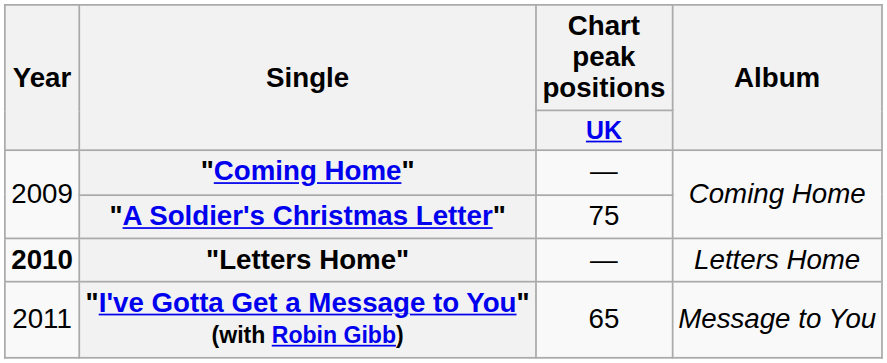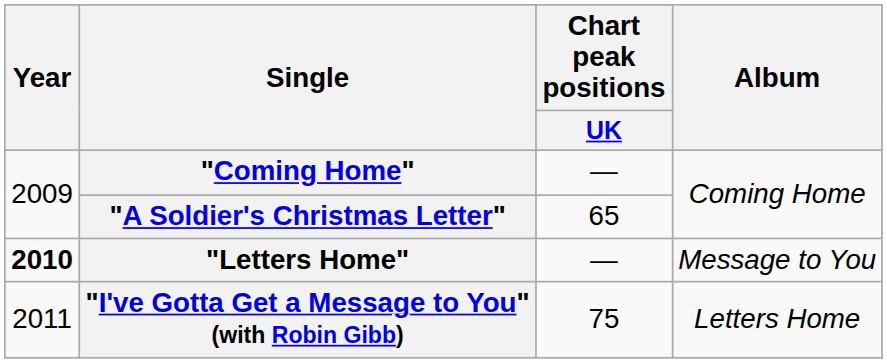(604, 215) 75 -> (604, 215) 65
(777, 259) Letters Home -> (777, 259) Message to You
(604, 319) 65 -> (604, 319) 75
(777, 319) Message to You -> (777, 319) Letters Home
